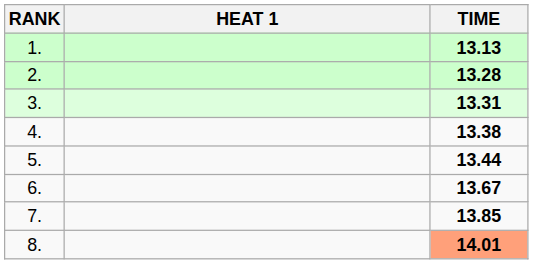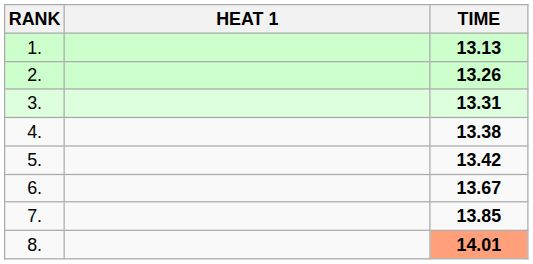(479, 76) 13.28 -> (479, 76) 13.26
(479, 160) 13.44 -> (479, 160) 13.42
